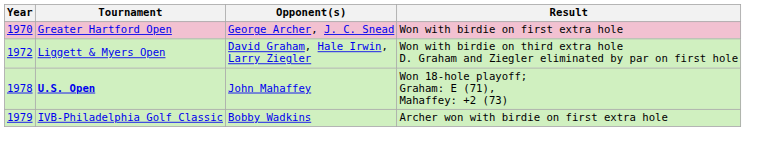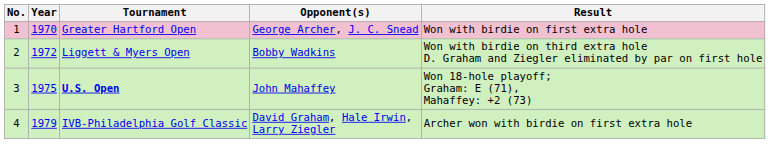+ column: (17, 13)
(308, 54) David Graham, Hale Irwin, Larry Ziegler -> (294, 54) Bobby Wadkins
(20, 89) 1978 -> (44, 89) 1975
(270, 118) Bobby Wadkins -> (332, 124) David Graham, Hale Irwin, Larry Ziegler
